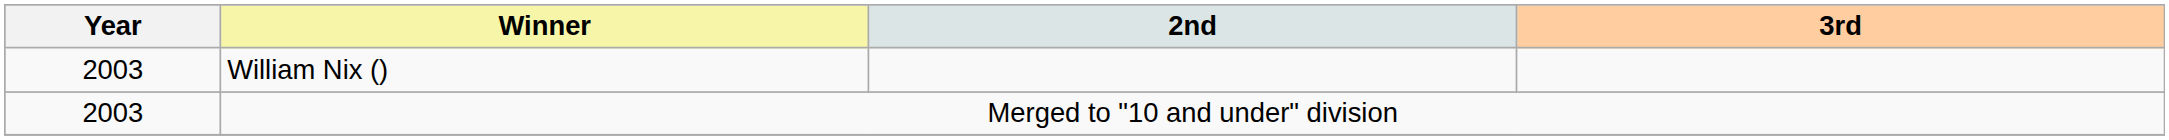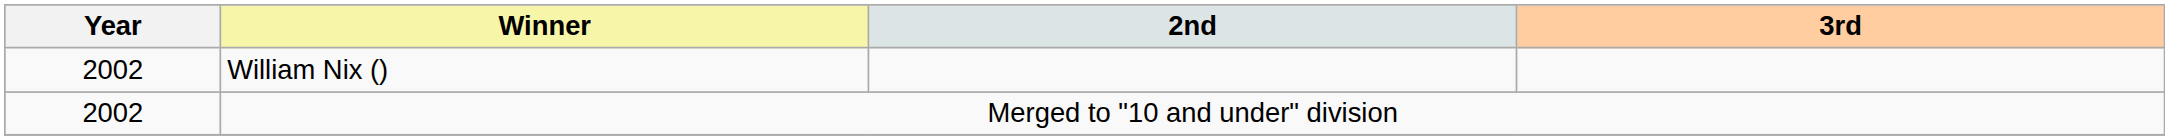(113, 69) 2003 -> (113, 69) 2002
(113, 112) 2003 -> (113, 112) 2002
